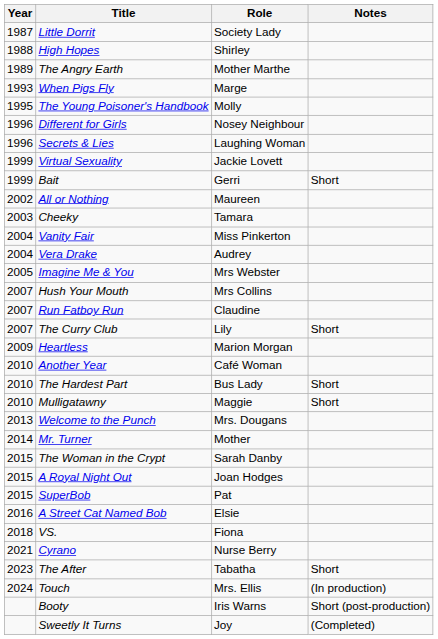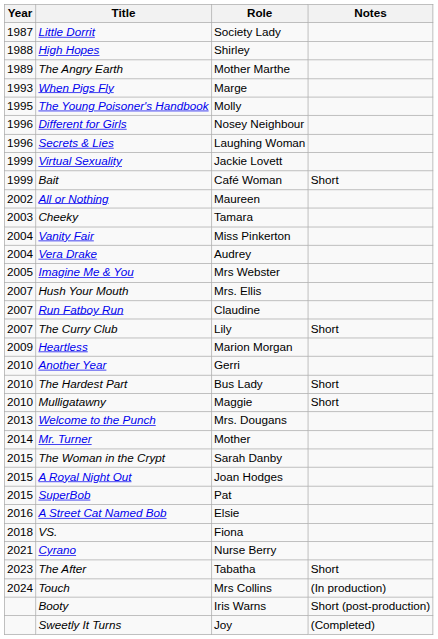(227, 180) Gerri -> (248, 180) Café Woman
(243, 291) Mrs Collins -> (238, 291) Mrs. Ellis
(248, 365) Café Woman -> (227, 365) Gerri
(238, 587) Mrs. Ellis -> (243, 587) Mrs Collins
